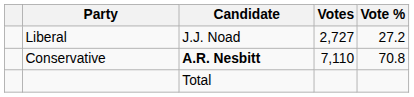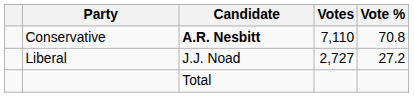rows swapped: (66, 59) <-> (46, 37)
